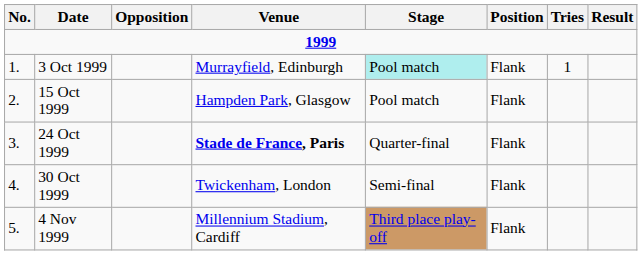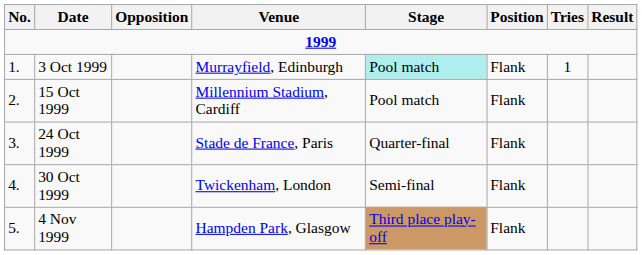(273, 100) Hampden Park, Glasgow -> (262, 100) Millennium Stadium, Cardiff
(270, 142) bold -> (264, 142) normal
(262, 228) Millennium Stadium, Cardiff -> (273, 228) Hampden Park, Glasgow
